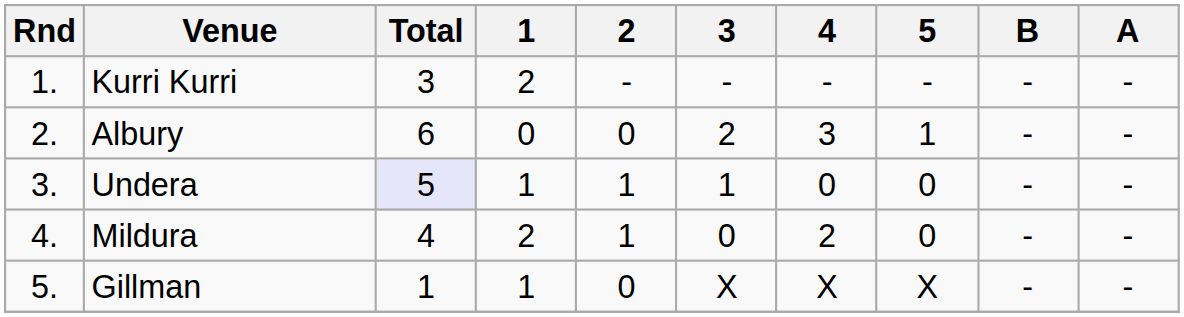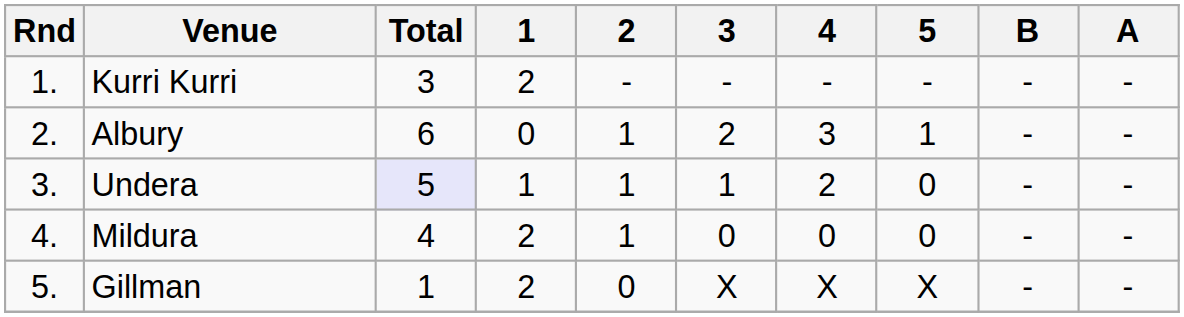(627, 133) 0 -> (627, 133) 1
(827, 185) 0 -> (827, 185) 2
(827, 236) 2 -> (827, 236) 0
(526, 287) 1 -> (526, 287) 2
